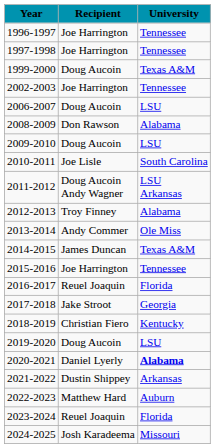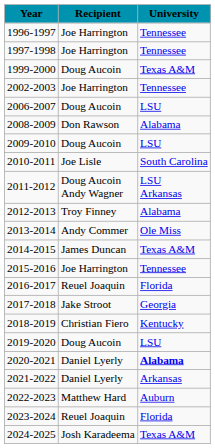(96, 379) Dustin Shippey -> (92, 379) Daniel Lyerly
(160, 434) Missouri -> (168, 434) Texas A&M
